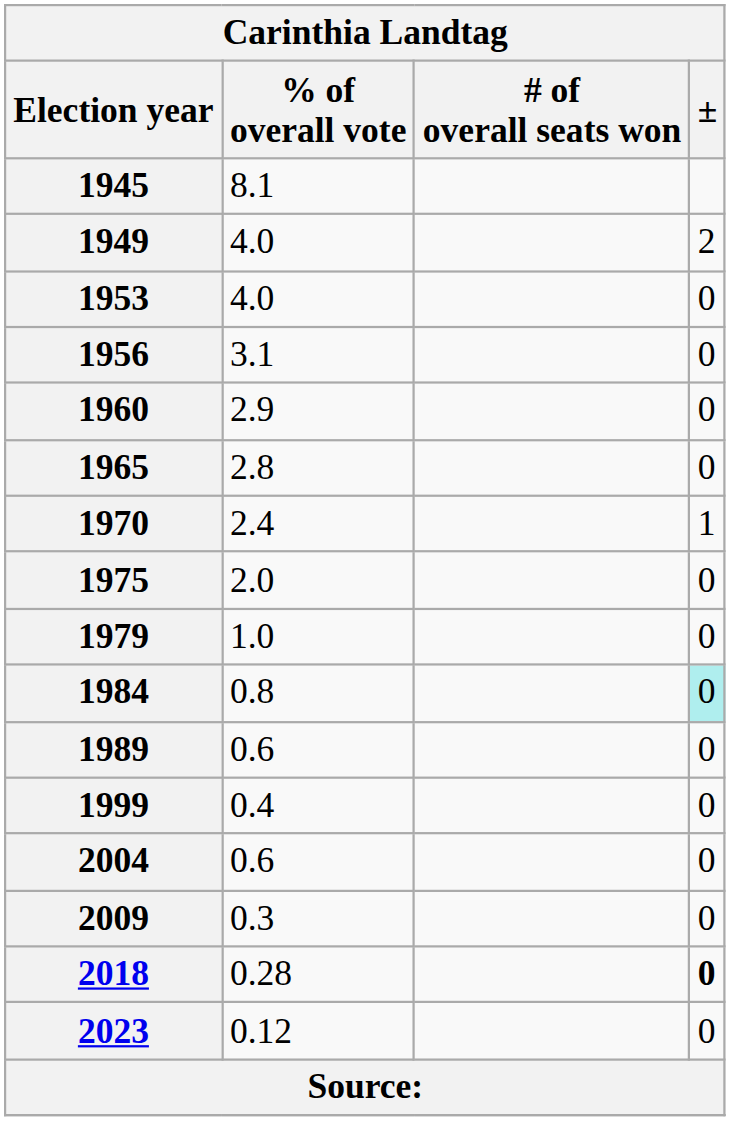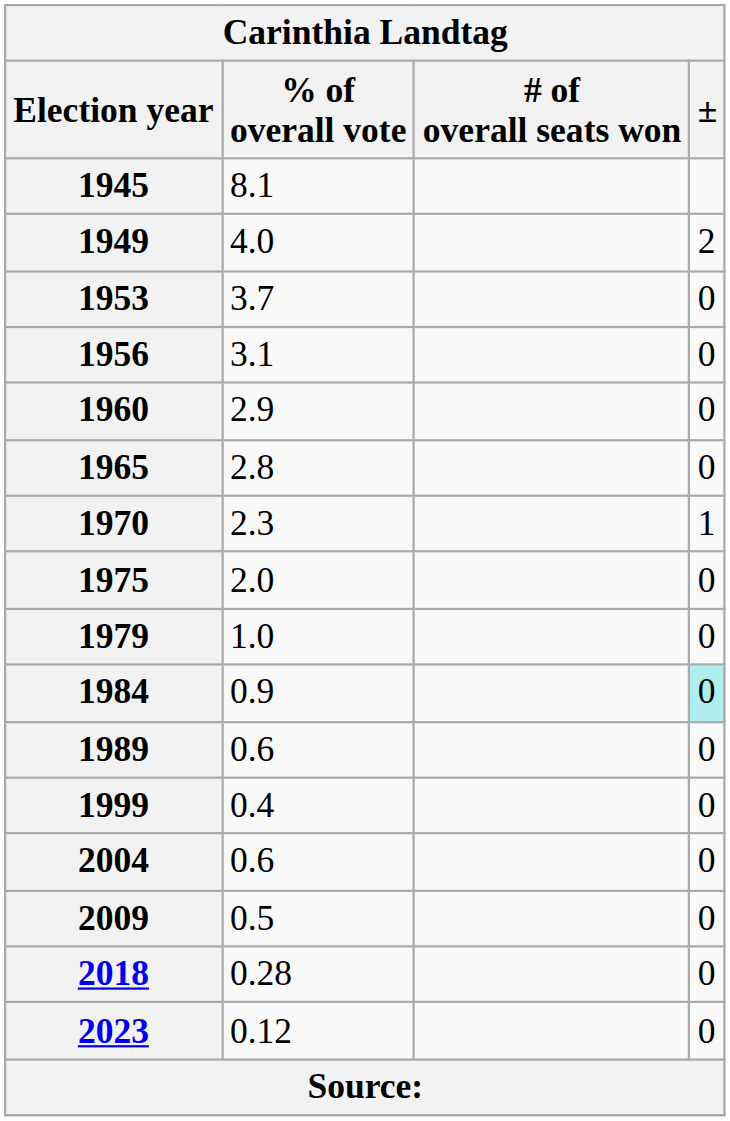(252, 297) 4.0 -> (252, 297) 3.7
(252, 523) 2.4 -> (252, 523) 2.3
(252, 692) 0.8 -> (252, 692) 0.9
(252, 917) 0.3 -> (252, 917) 0.5
(707, 973) bold -> (707, 973) normal
